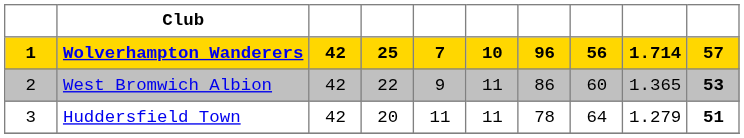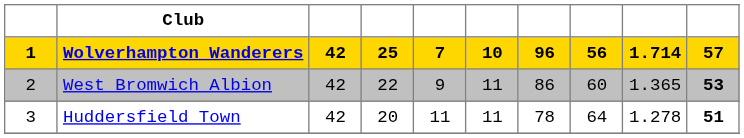(655, 117) 1.279 -> (655, 117) 1.278
